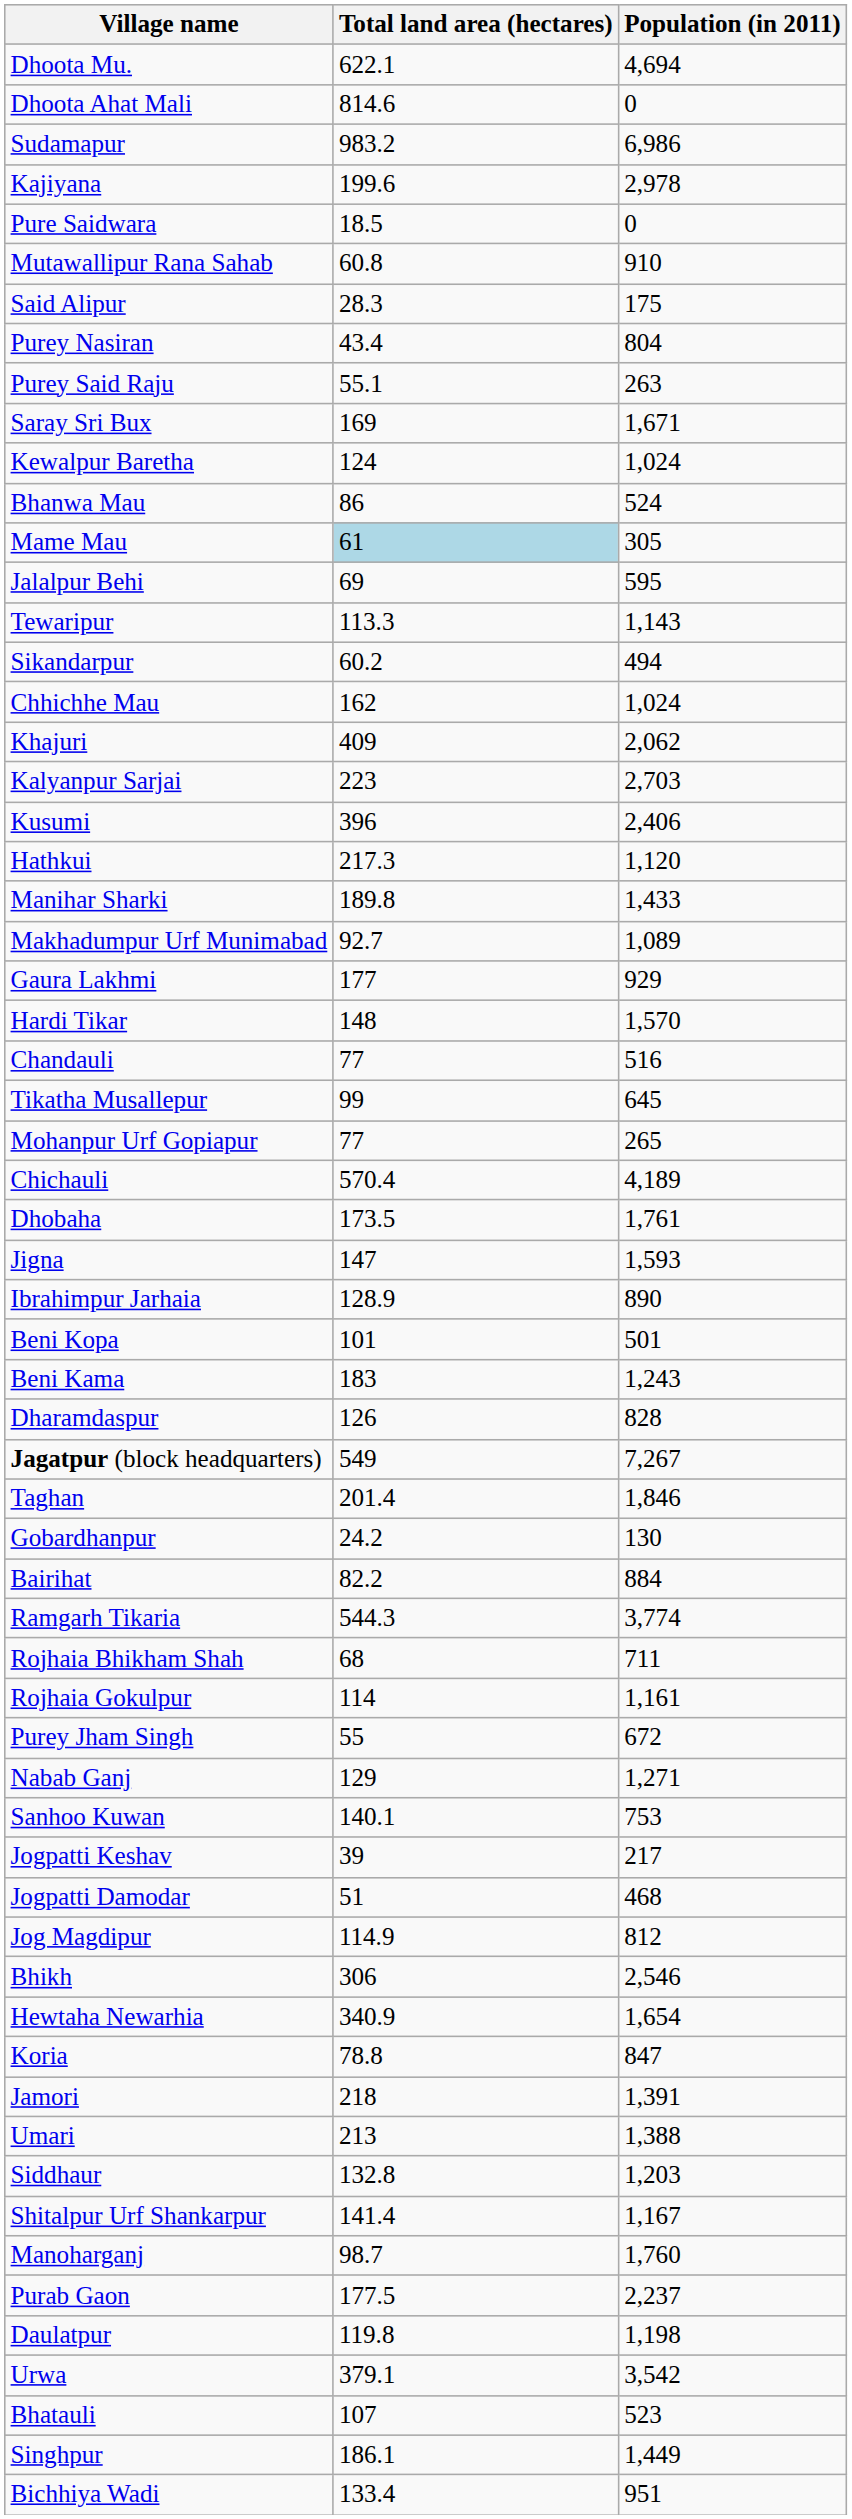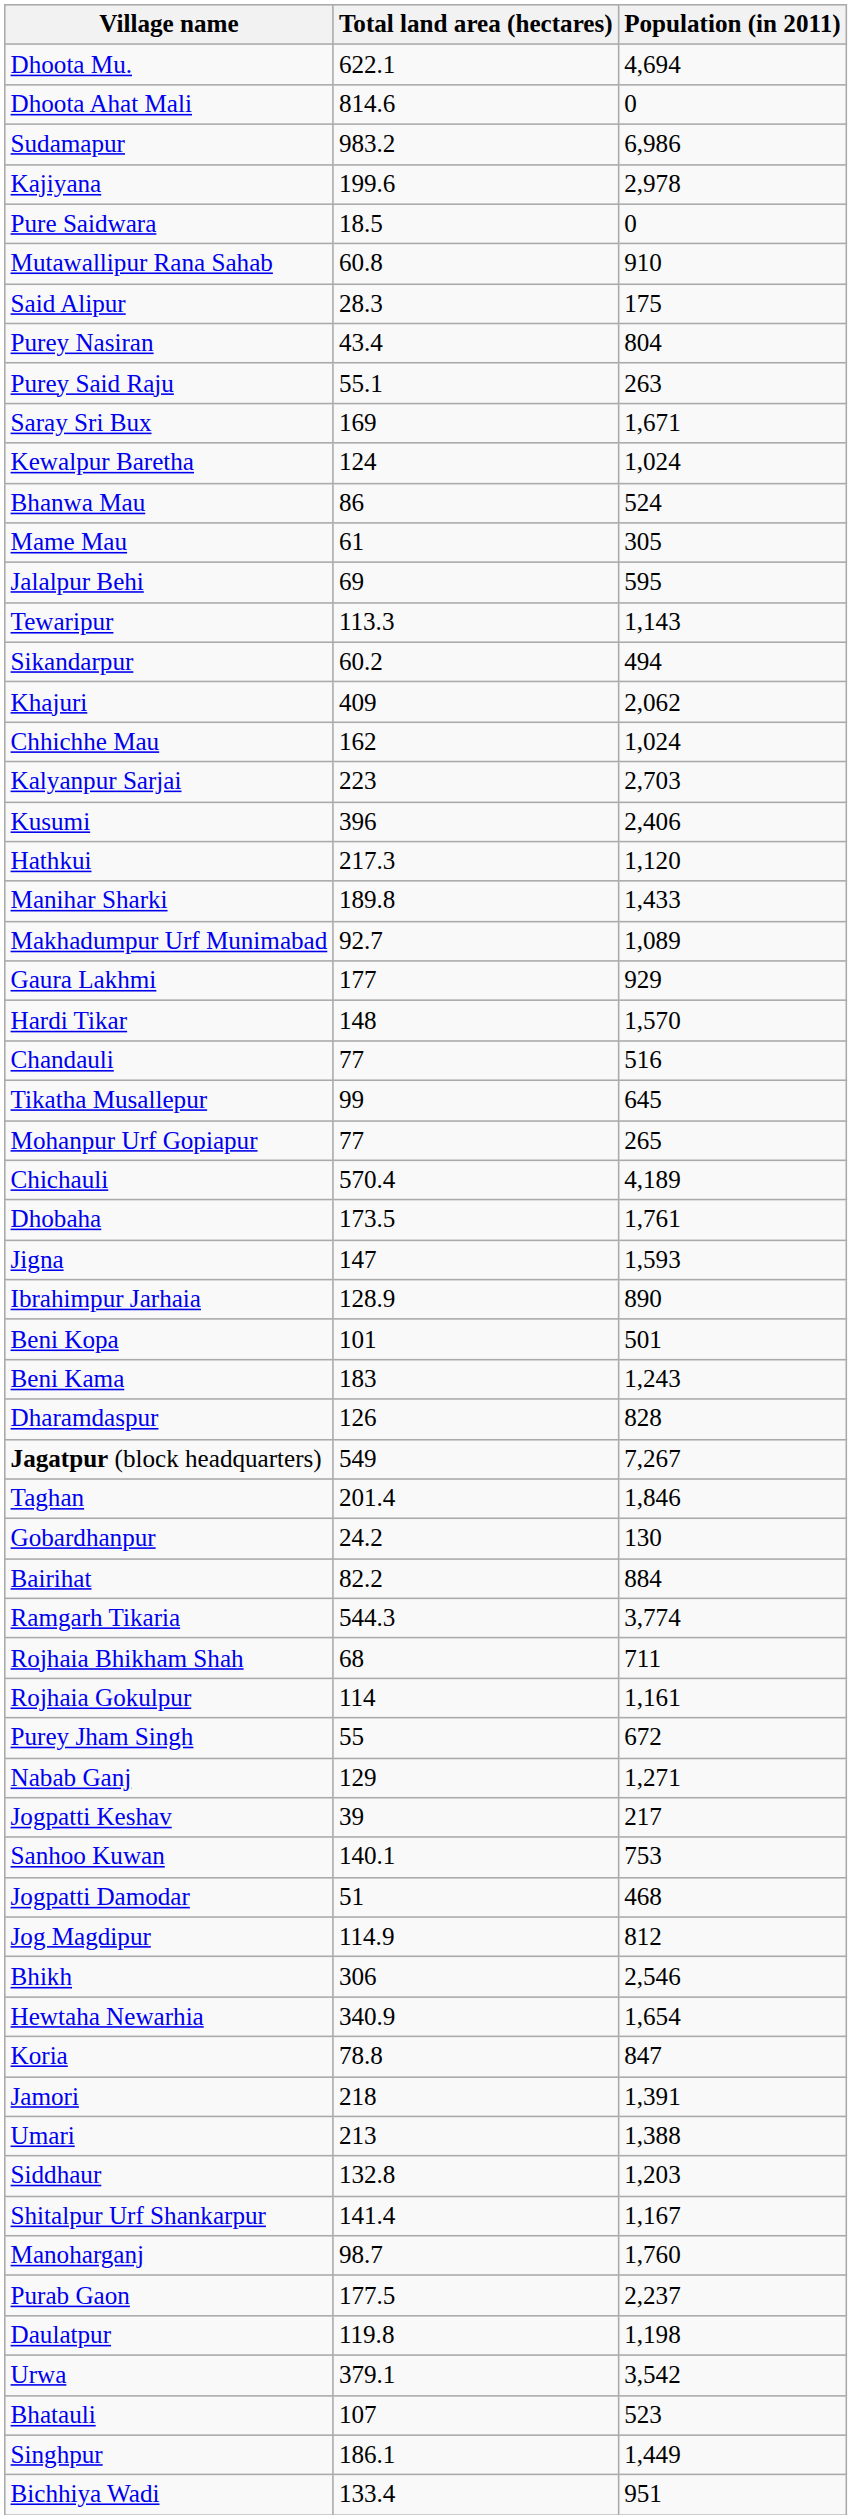(351, 542) lightblue background -> (351, 542) no background
rows swapped: (49, 741) <-> (85, 701)
rows swapped: (88, 1817) <-> (91, 1857)
